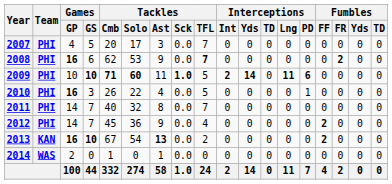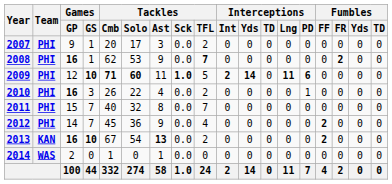(72, 44) 4 -> (72, 44) 9
(91, 44) 5 -> (91, 44) 1
(205, 44) 7 -> (205, 44) 2
(91, 60) 6 -> (91, 60) 1
(72, 76) 10 -> (72, 76) 12
(205, 92) 5 -> (205, 92) 2
(72, 108) 14 -> (72, 108) 15
